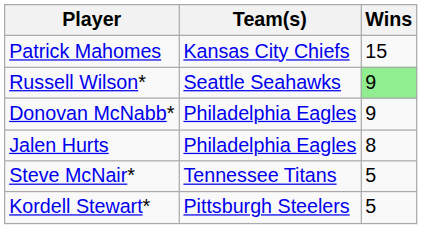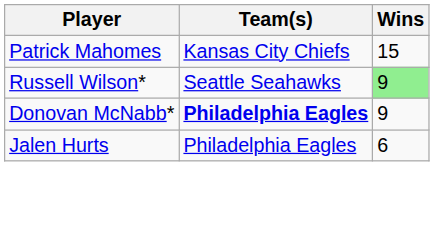(270, 113) normal -> (276, 113) bold
(371, 144) 8 -> (383, 144) 6
- row: (72, 176)
- row: (80, 207)
